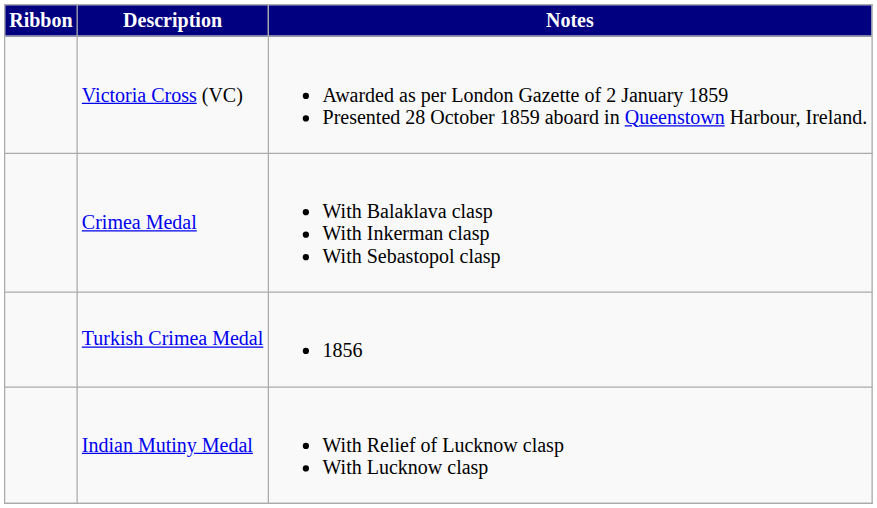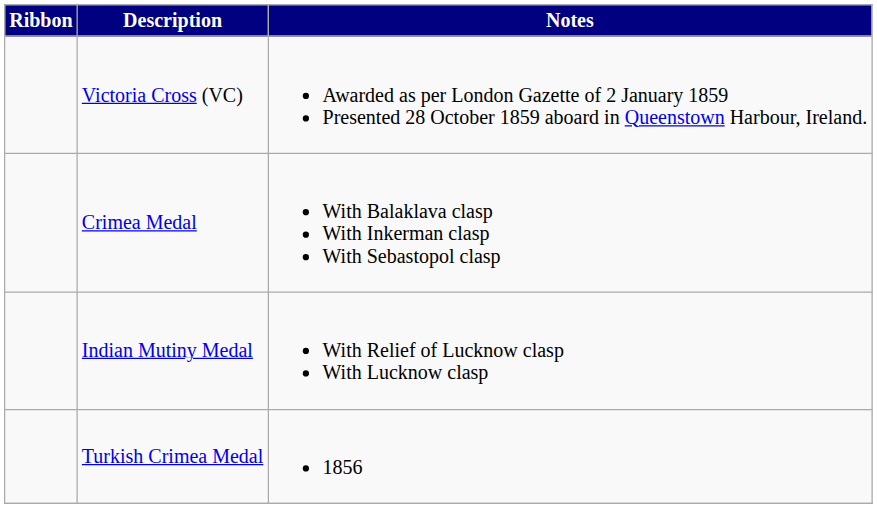rows swapped: (173, 339) <-> (167, 444)
